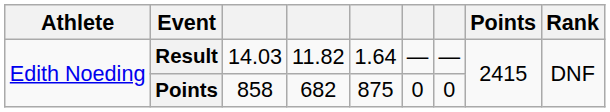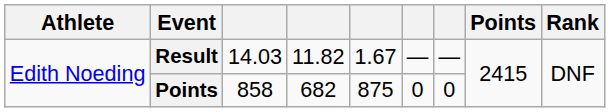(376, 56) 1.64 -> (376, 56) 1.67
